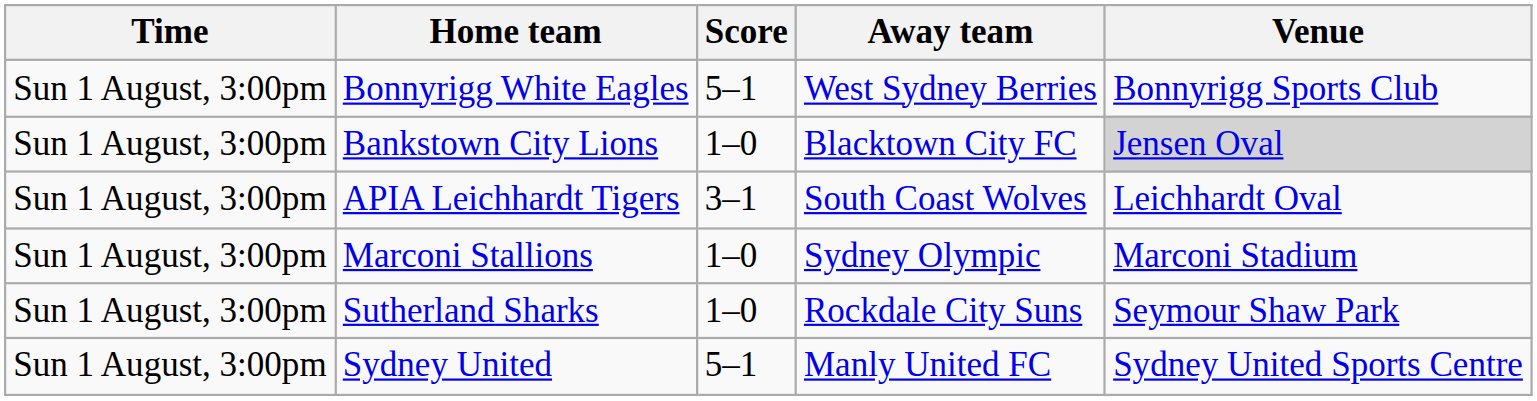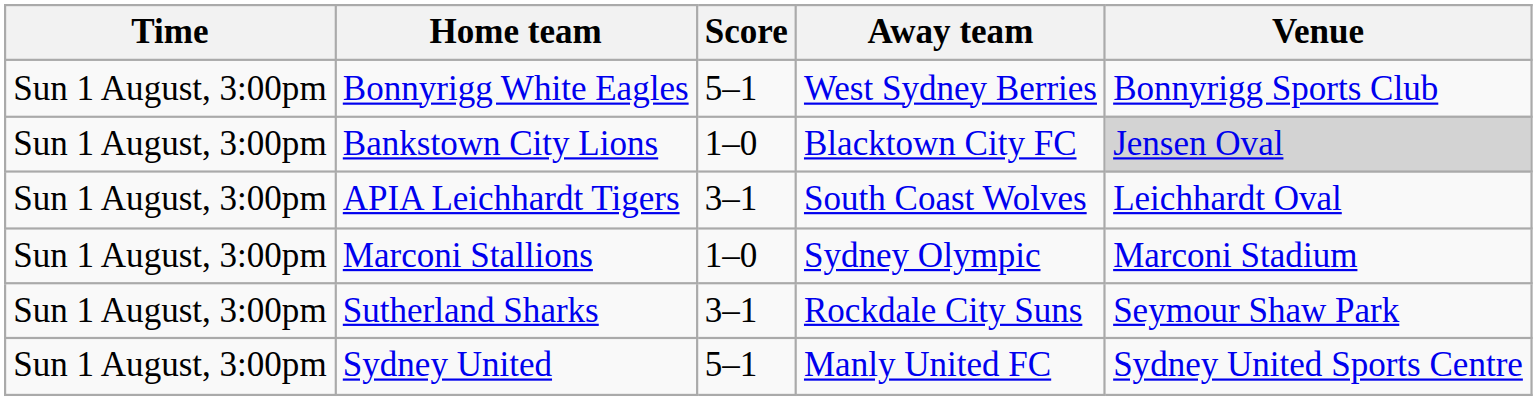(731, 310) 1–0 -> (731, 310) 3–1
